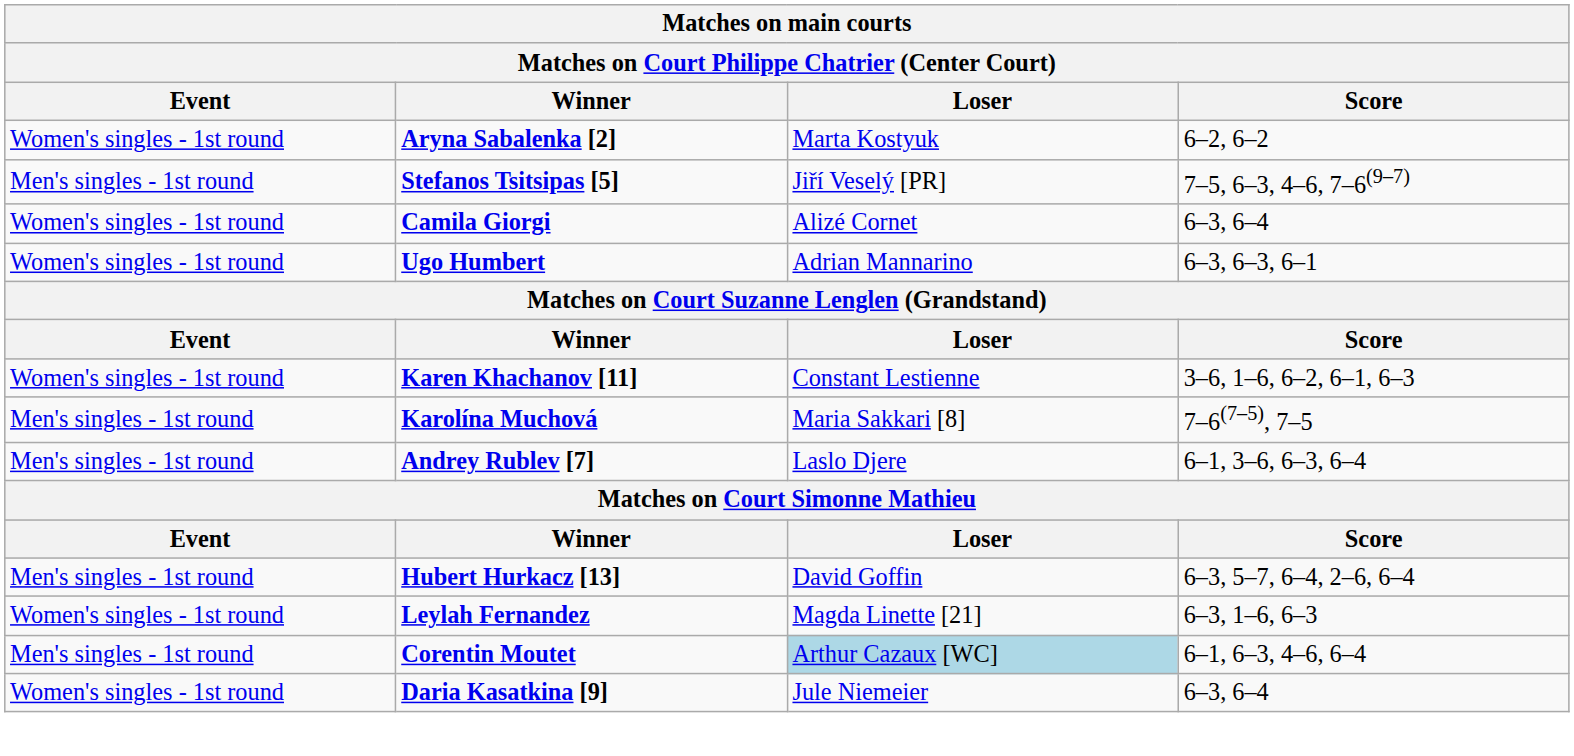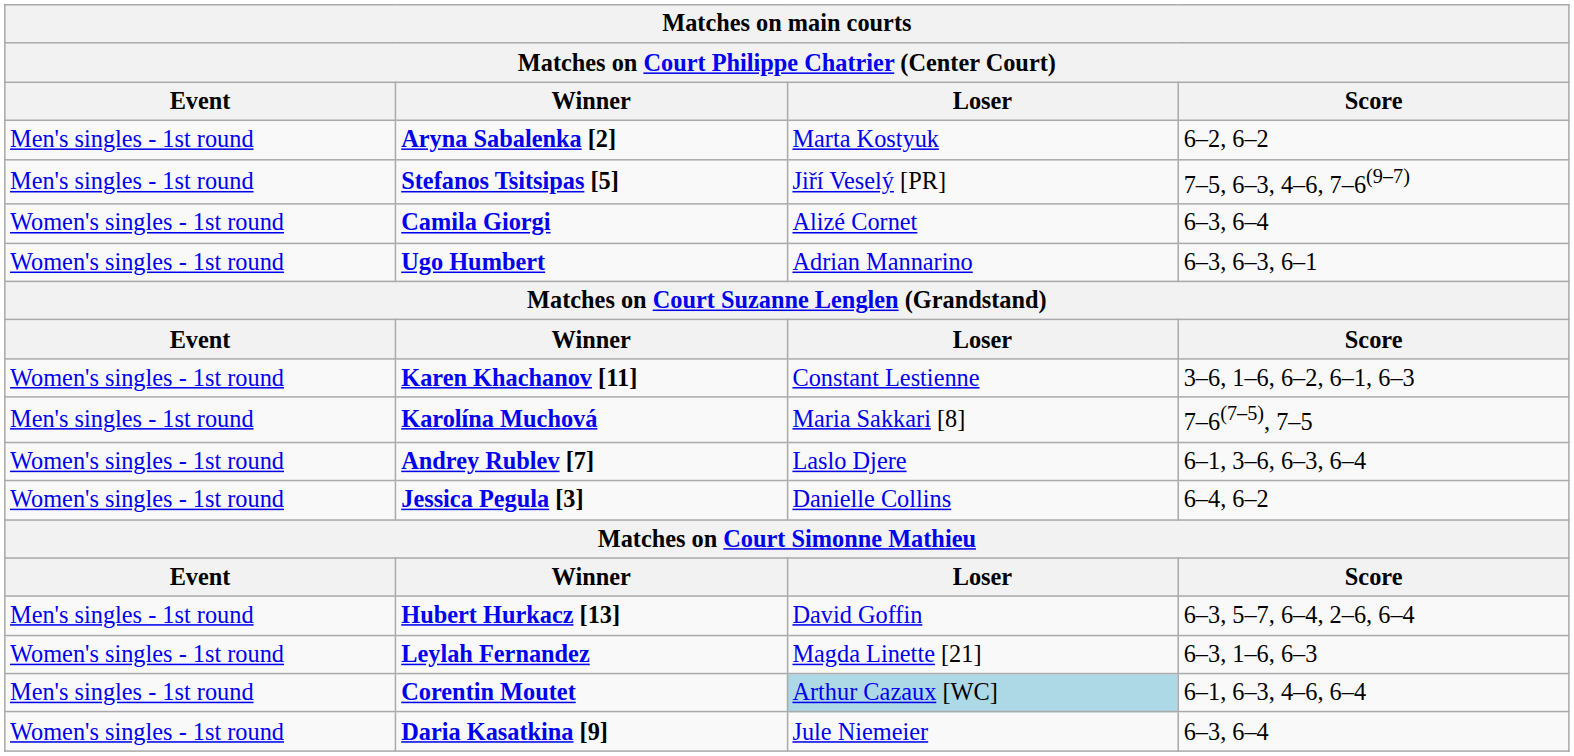(147, 139) Women's singles - 1st round -> (132, 139) Men's singles - 1st round
(132, 461) Men's singles - 1st round -> (147, 461) Women's singles - 1st round
+ row: (492, 499)
